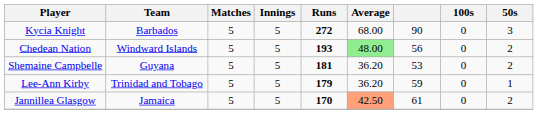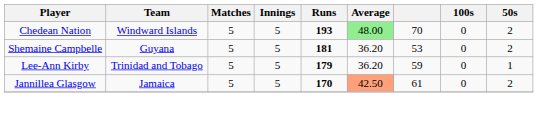- row: (55, 30)
(417, 48) 56 -> (417, 30) 70
